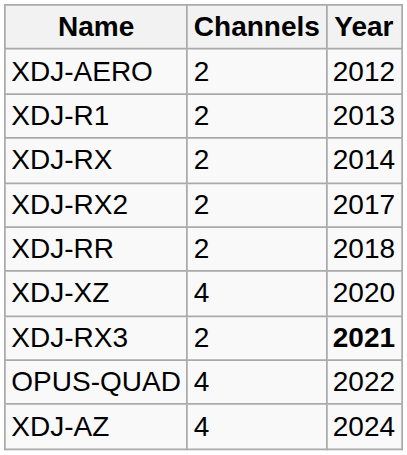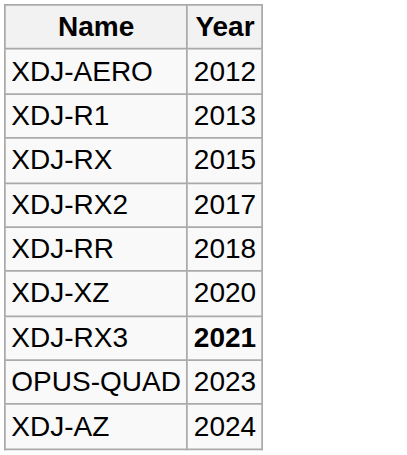- column: (257, 26)
(364, 159) 2014 -> (225, 159) 2015
(364, 381) 2022 -> (225, 381) 2023
